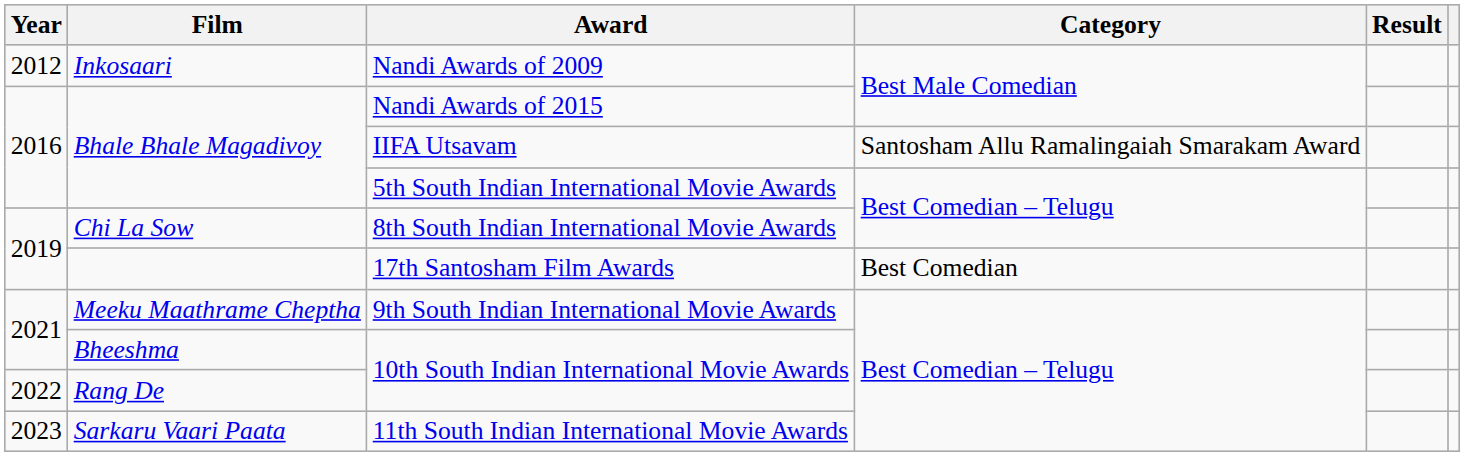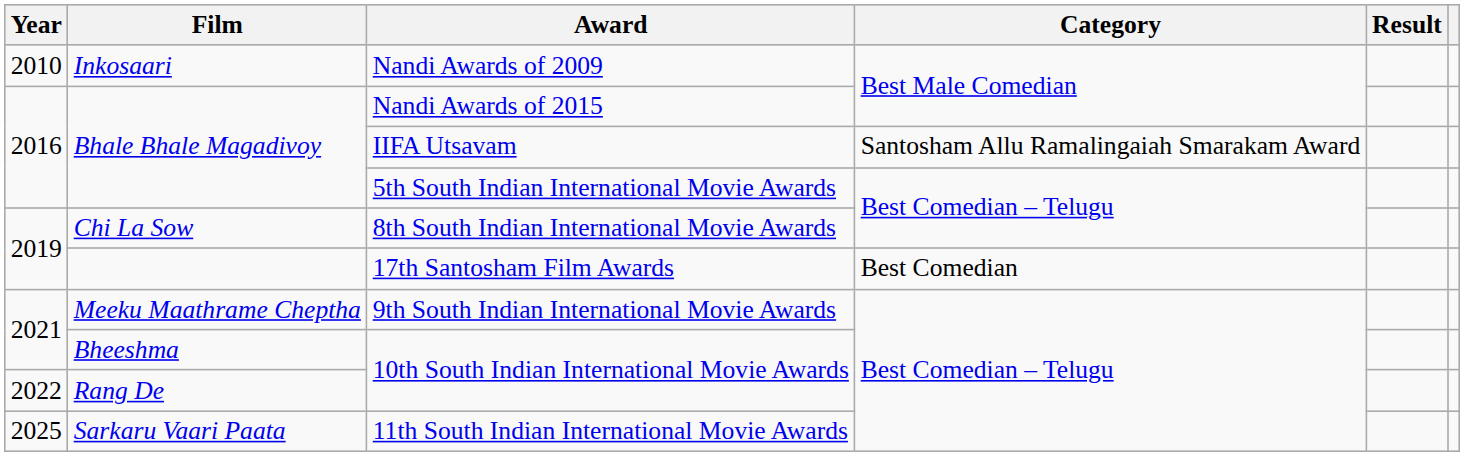(36, 65) 2012 -> (36, 65) 2010
(36, 430) 2023 -> (36, 430) 2025
